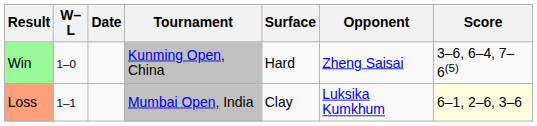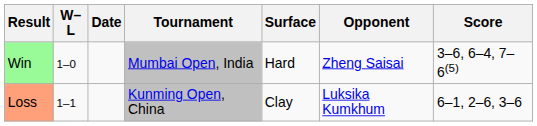(176, 62) Kunming Open, China -> (191, 62) Mumbai Open, India
(191, 102) Mumbai Open, India -> (176, 102) Kunming Open, China
(480, 102) lightyellow background -> (480, 102) no background
